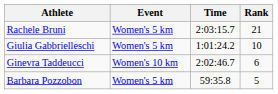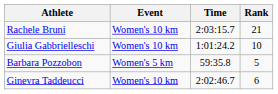(143, 30) Women's 5 km -> (145, 30) Women's 10 km
(143, 47) Women's 5 km -> (145, 47) Women's 10 km
rows swapped: (44, 80) <-> (45, 63)
